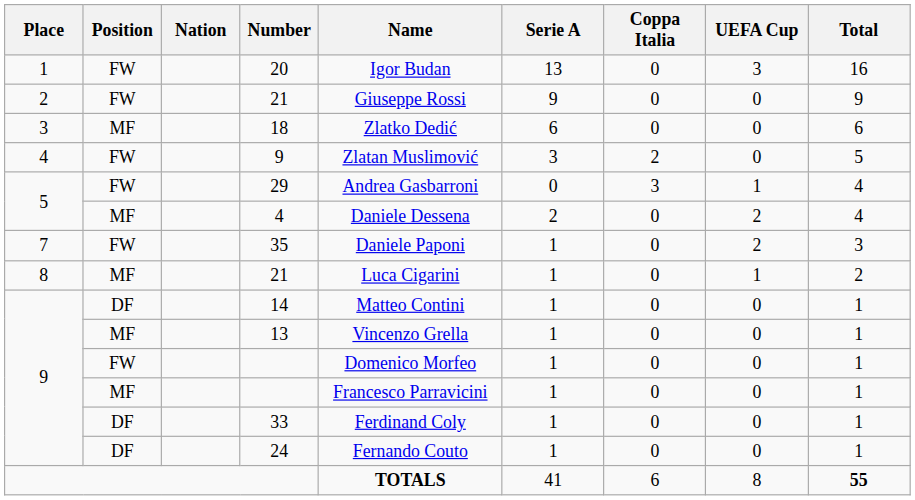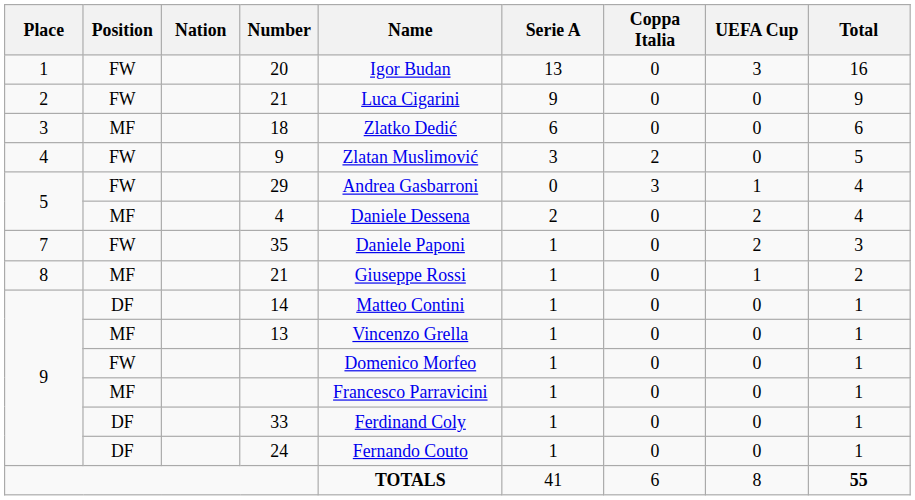(410, 99) Giuseppe Rossi -> (410, 99) Luca Cigarini
(410, 274) Luca Cigarini -> (410, 274) Giuseppe Rossi
